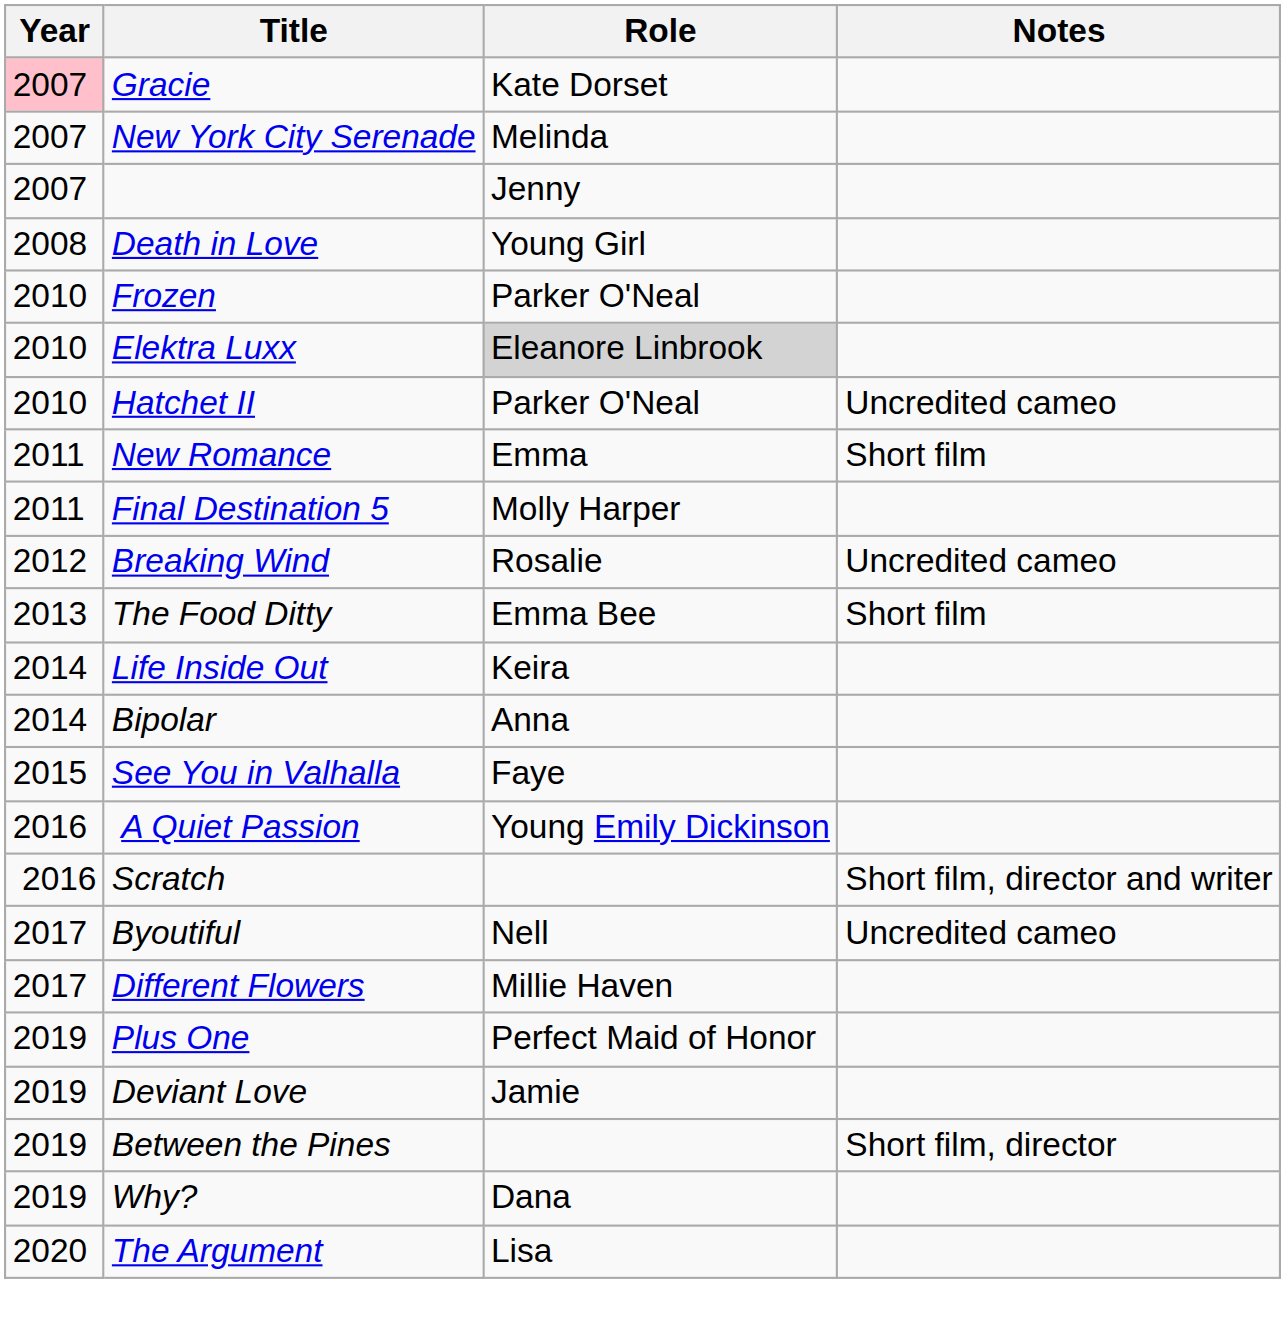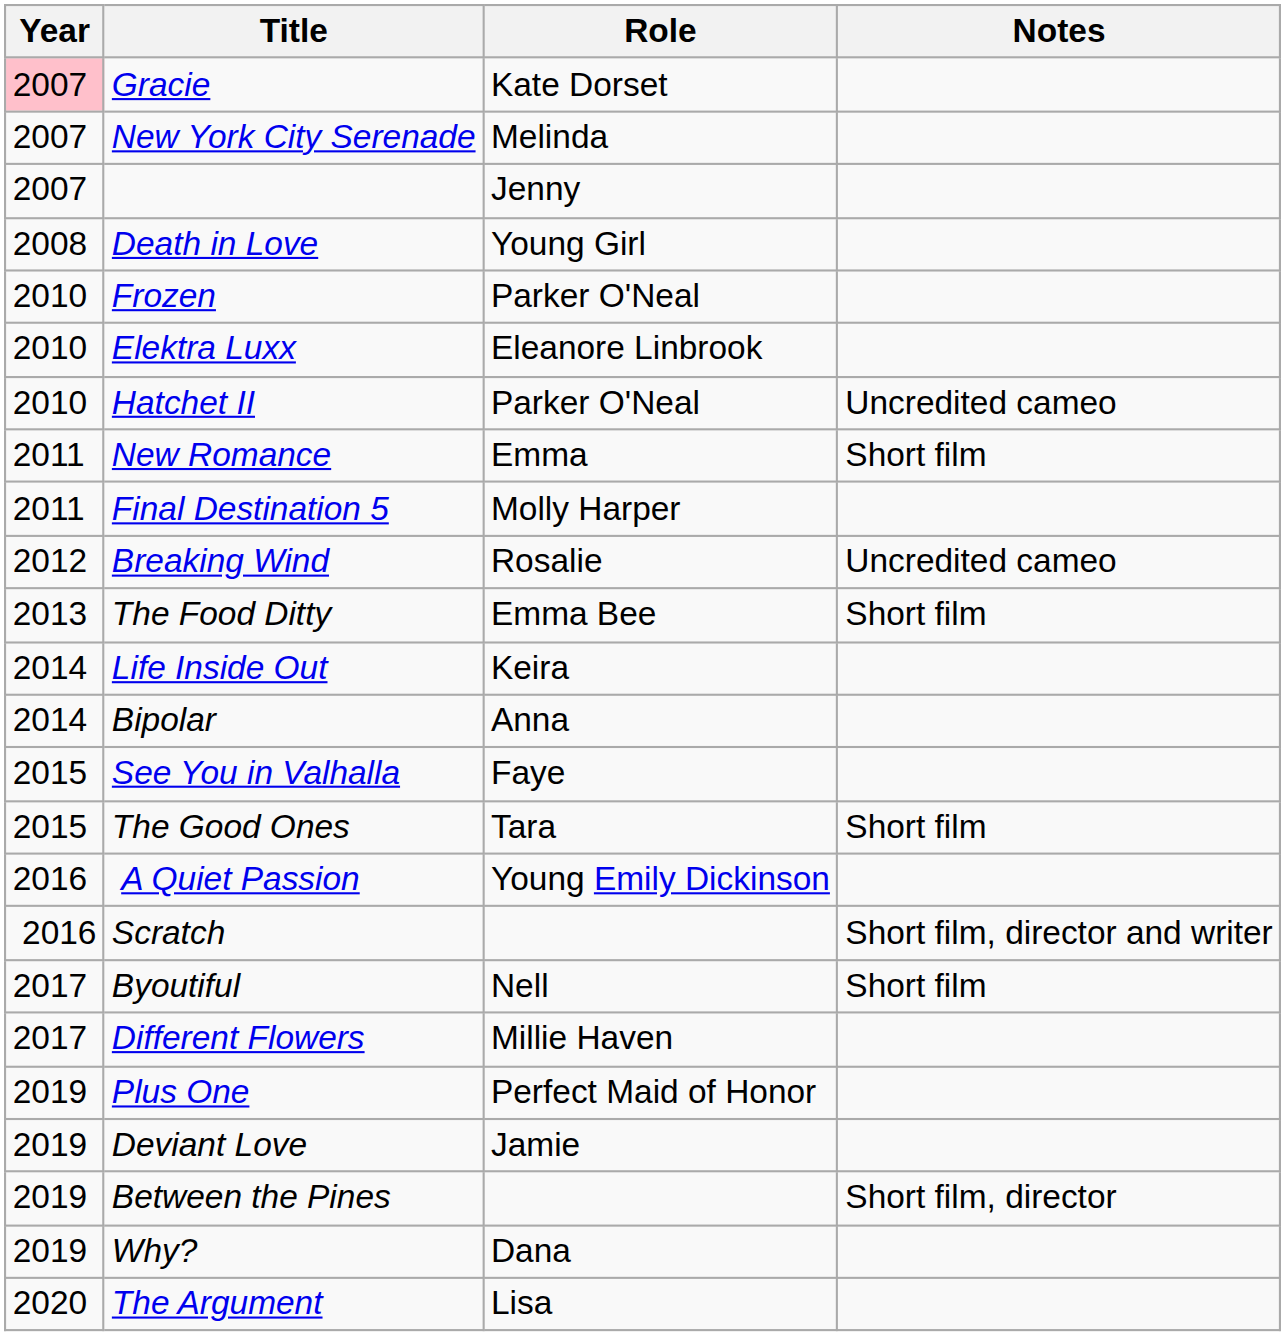(627, 349) lightgrey background -> (627, 349) no background
+ row: (231, 826)
(981, 932) Uncredited cameo -> (916, 985) Short film
